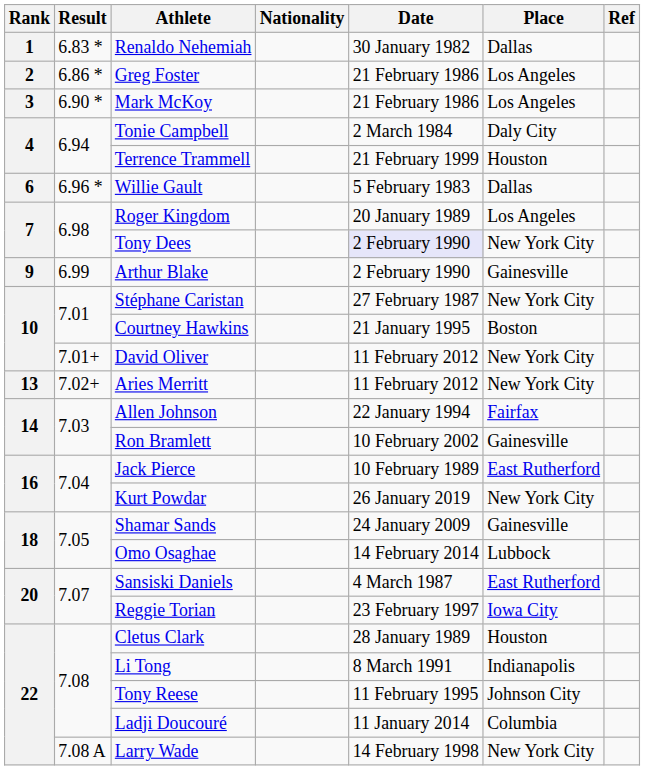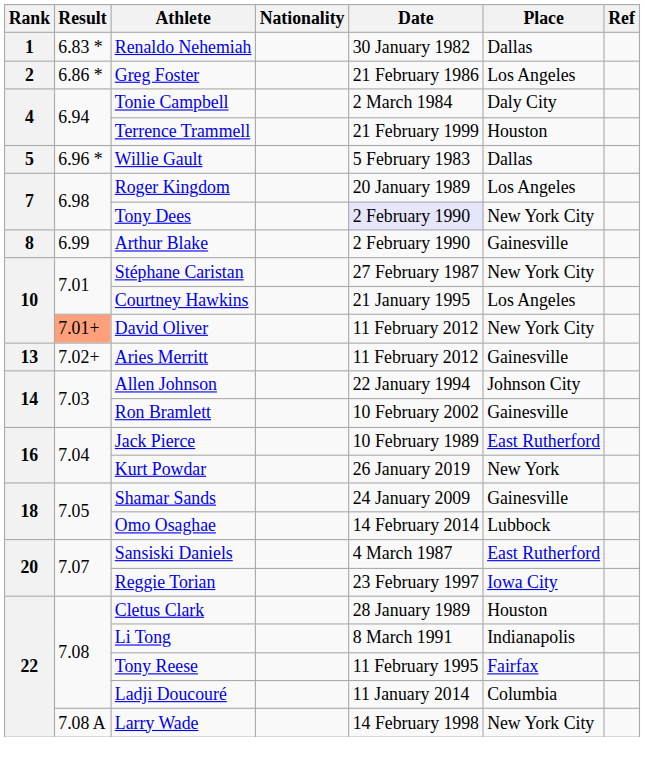- row: (163, 103)
(29, 187) 6 -> (29, 159) 5
(29, 272) 9 -> (29, 243) 8
(512, 328) Boston -> (531, 300) Los Angeles
(79, 356) no background -> (79, 328) lightsalmon background
(541, 384) New York City -> (528, 356) Gainesville
(513, 412) Fairfax -> (534, 384) Johnson City
(541, 497) New York City -> (523, 469) New York
(534, 694) Johnson City -> (513, 666) Fairfax
